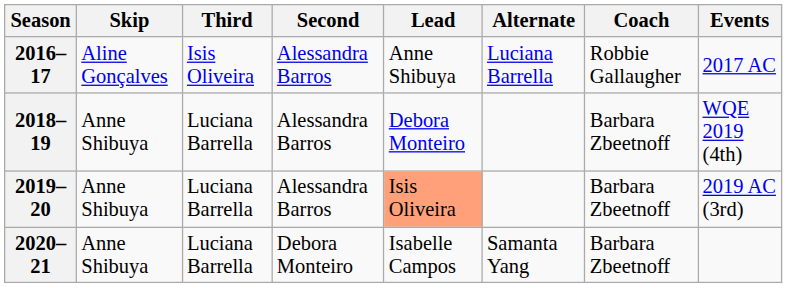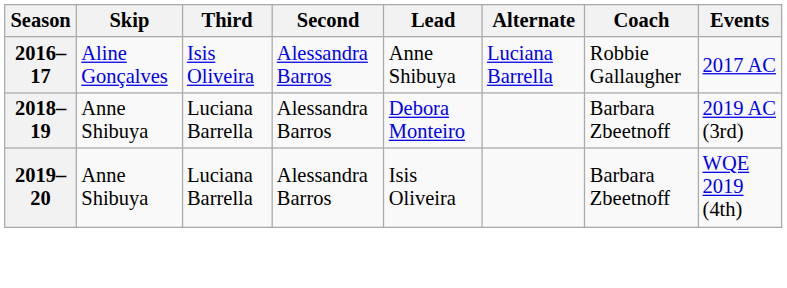(726, 131) WQE 2019 (4th) -> (739, 120) 2019 AC (3rd)
(422, 198) lightsalmon background -> (422, 187) no background
(739, 198) 2019 AC (3rd) -> (726, 187) WQE 2019 (4th)
- row: (41, 254)
